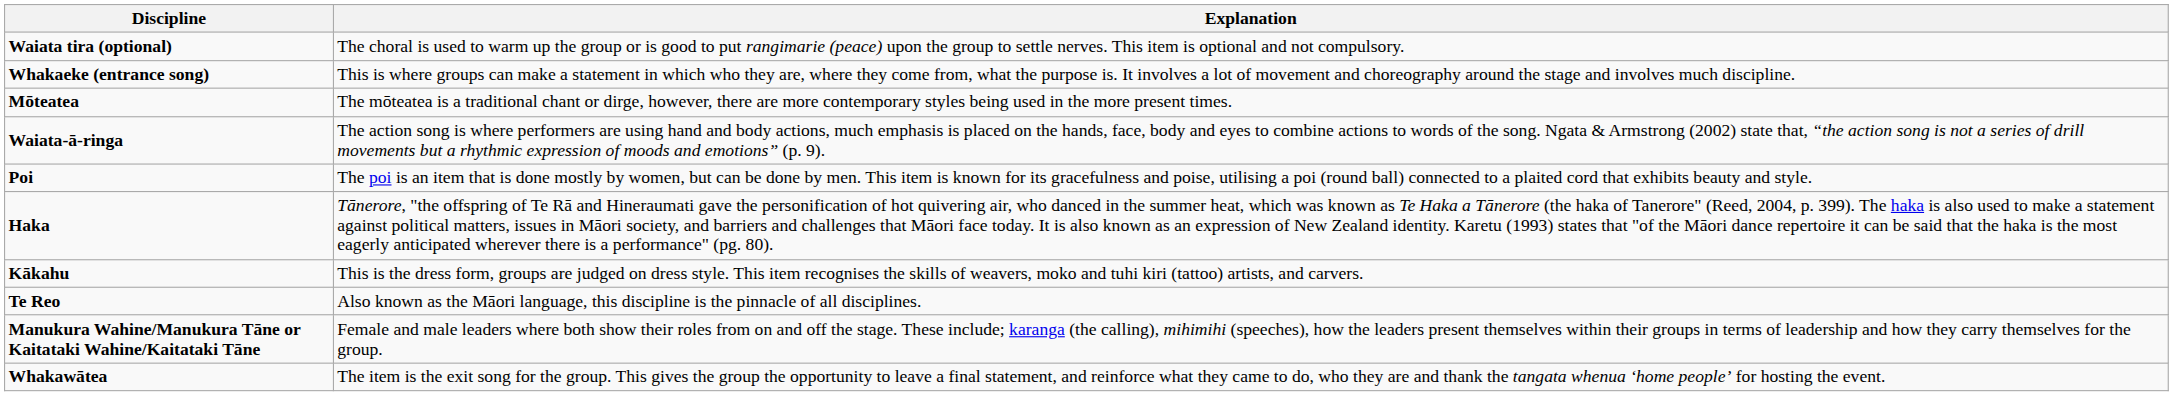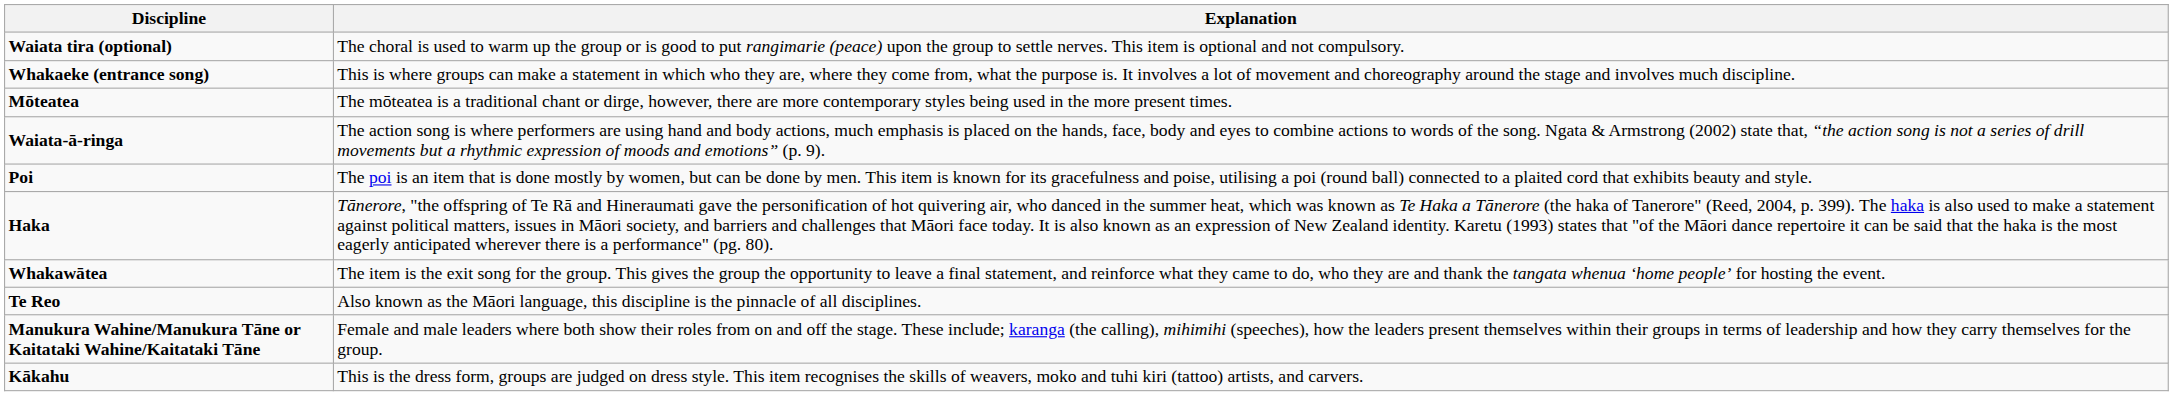rows swapped: (58, 376) <-> (39, 273)
